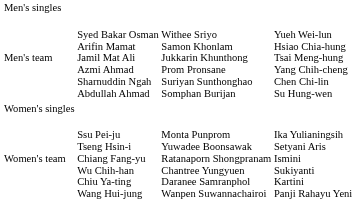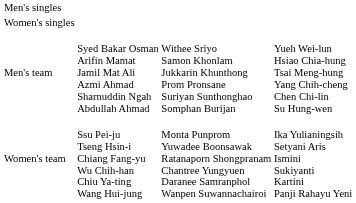rows swapped: (28, 58) <-> (39, 108)
